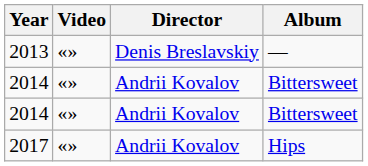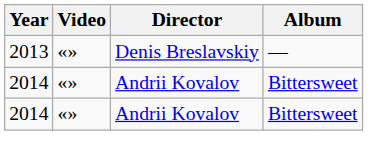- row: (29, 144)
